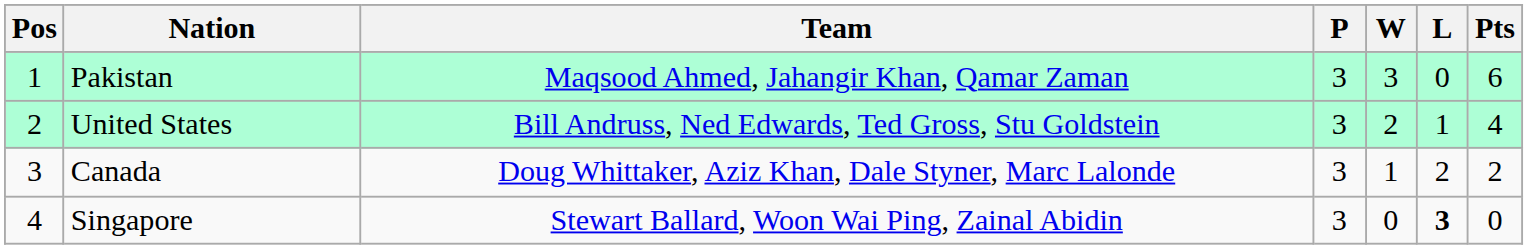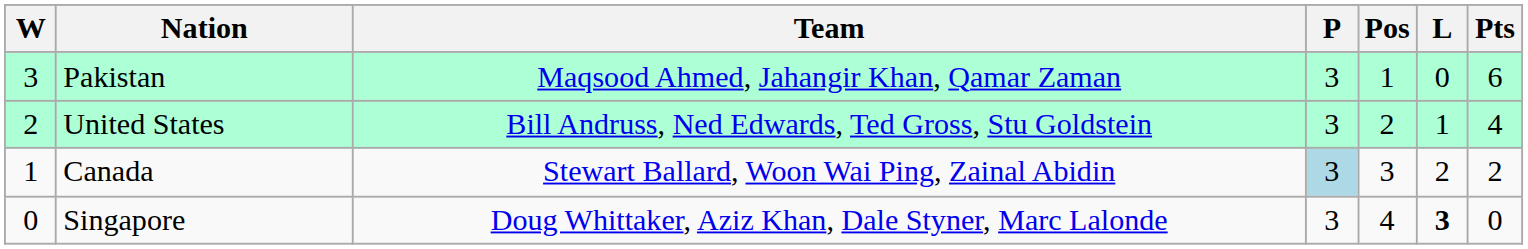columns swapped: (34, 28) <-> (1391, 28)
(837, 171) Doug Whittaker, Aziz Khan, Dale Styner, Marc Lalonde -> (829, 171) Stewart Ballard, Woon Wai Ping, Zainal Abidin
(1339, 171) no background -> (1332, 171) lightblue background
(837, 219) Stewart Ballard, Woon Wai Ping, Zainal Abidin -> (829, 219) Doug Whittaker, Aziz Khan, Dale Styner, Marc Lalonde
